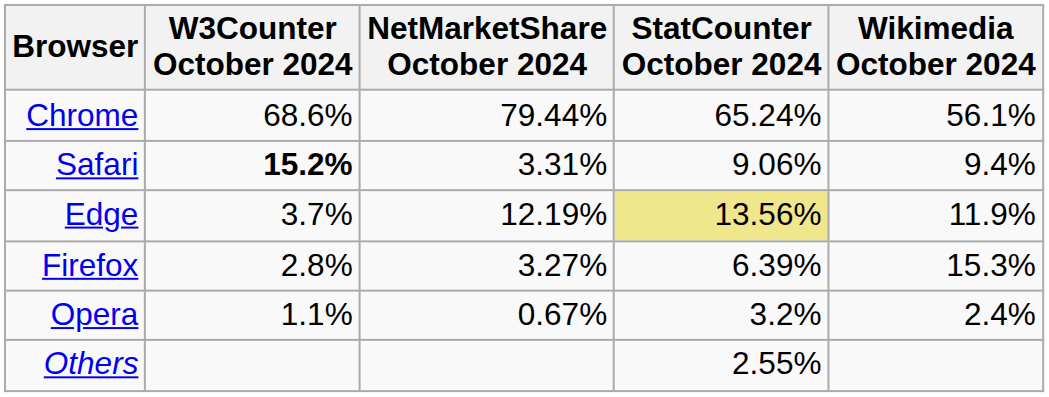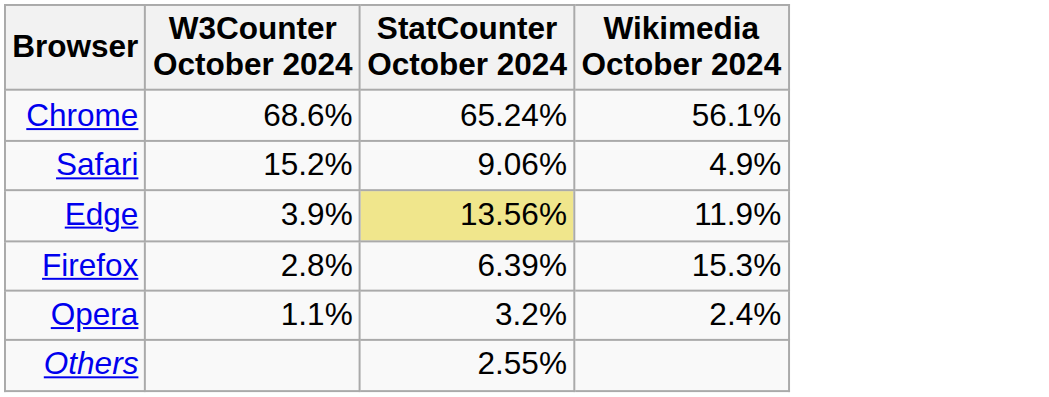- column: (487, 47)
(308, 164) bold -> (308, 164) normal
(1000, 164) 9.4% -> (745, 164) 4.9%
(317, 214) 3.7% -> (317, 214) 3.9%
